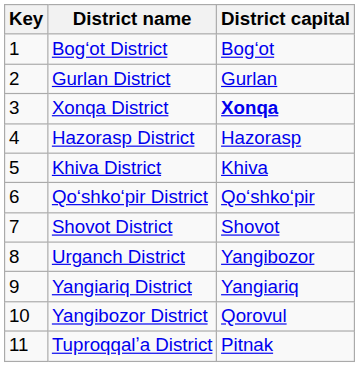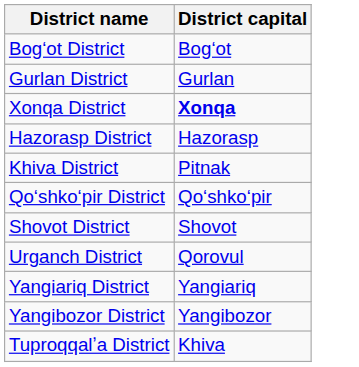- column: (26, 19)
(244, 167) Khiva -> (204, 167) Pitnak
(268, 256) Yangibozor -> (211, 256) Qorovul
(254, 316) Qorovul -> (225, 316) Yangibozor
(247, 345) Pitnak -> (202, 345) Khiva
